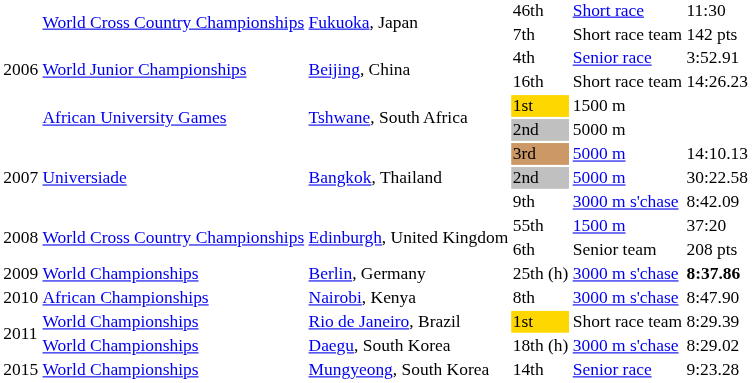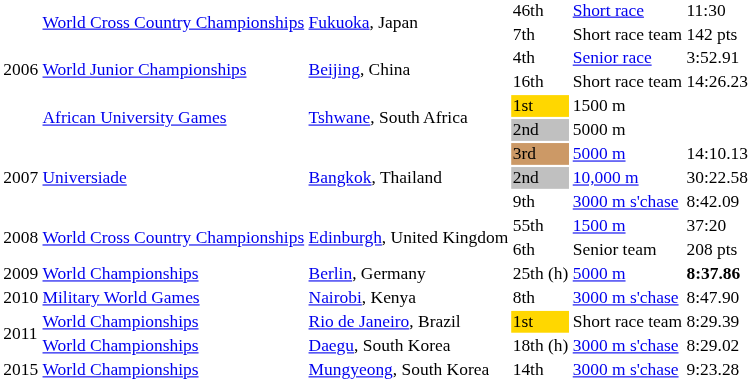(599, 177) 5000 m -> (606, 177) 10,000 m
(626, 273) 3000 m s'chase -> (599, 273) 5000 m
(126, 297) African Championships -> (121, 297) Military World Games
(612, 369) Senior race -> (626, 369) 3000 m s'chase
